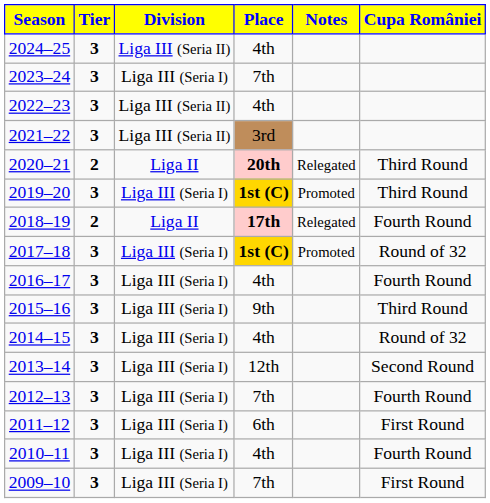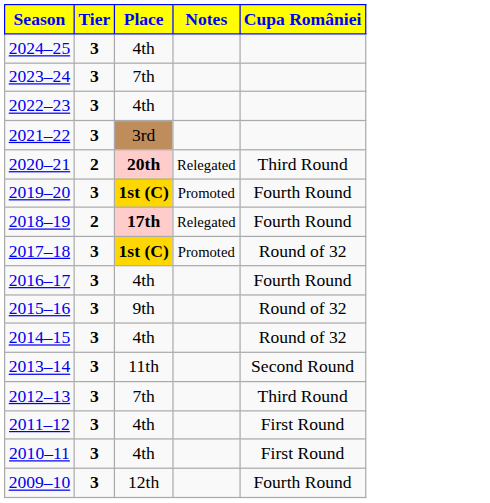- column: (174, 19)
(423, 193) Third Round -> (303, 193) Fourth Round
(423, 309) Third Round -> (303, 309) Round of 32
(264, 367) 12th -> (144, 367) 11th
(423, 396) Fourth Round -> (303, 396) Third Round
(264, 425) 6th -> (144, 425) 4th
(423, 454) Fourth Round -> (303, 454) First Round
(264, 482) 7th -> (144, 482) 12th
(423, 482) First Round -> (303, 482) Fourth Round
